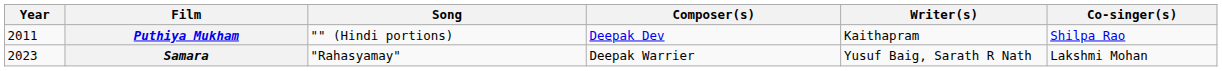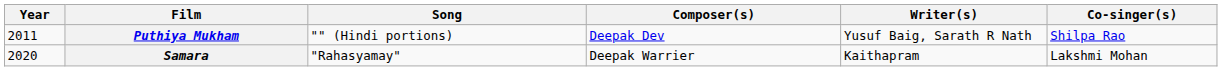(882, 35) Kaithapram -> (938, 35) Yusuf Baig, Sarath R Nath
(22, 55) 2023 -> (22, 55) 2020
(938, 55) Yusuf Baig, Sarath R Nath -> (882, 55) Kaithapram
